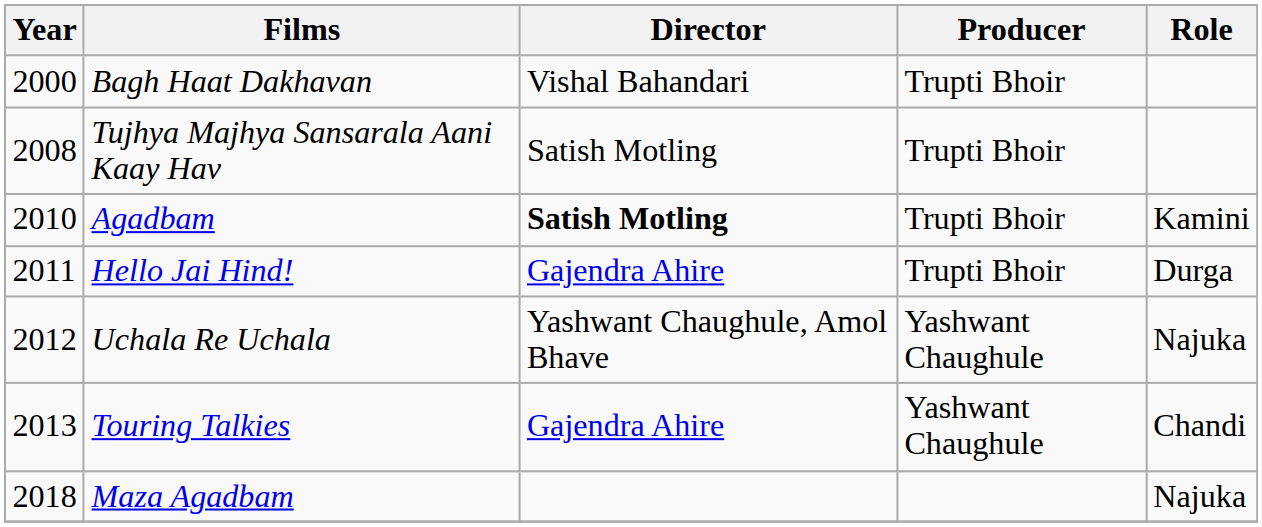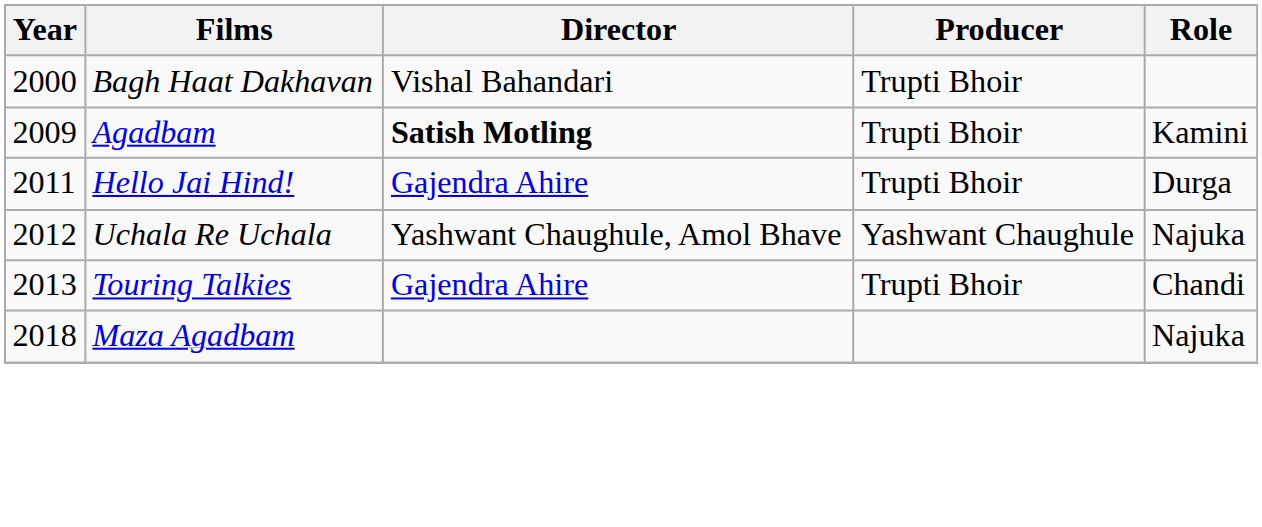- row: (292, 150)
(45, 219) 2010 -> (45, 132) 2009
(974, 426) Yashwant Chaughule -> (942, 285) Trupti Bhoir
